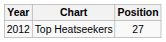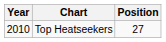(18, 29) 2012 -> (18, 29) 2010
